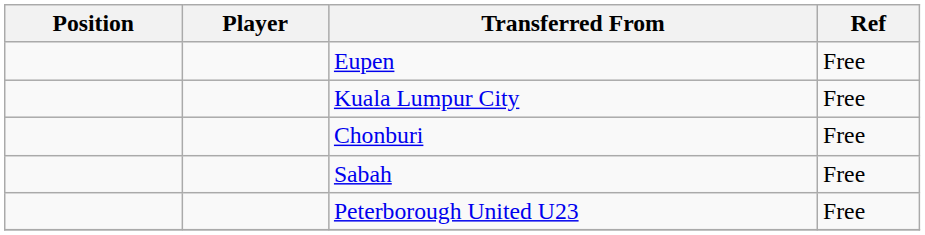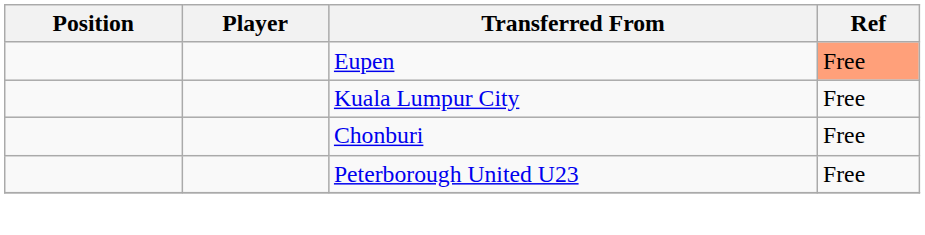(844, 60) no background -> (844, 60) lightsalmon background
- row: (363, 173)
